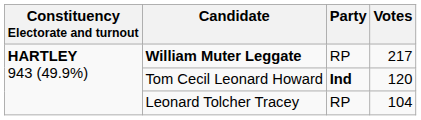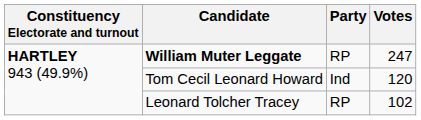(400, 56) 217 -> (400, 56) 247
(341, 79) bold -> (340, 79) normal
(400, 102) 104 -> (400, 102) 102
